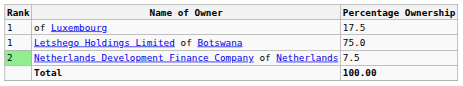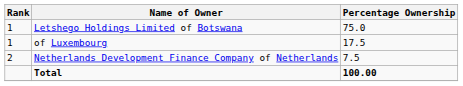rows swapped: (138, 42) <-> (71, 27)
(10, 58) lightgreen background -> (10, 58) no background
